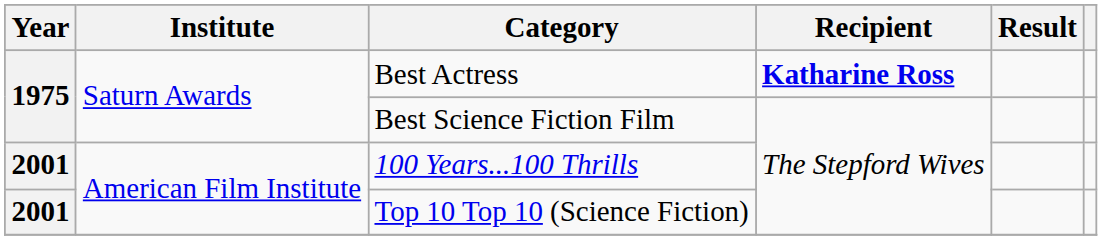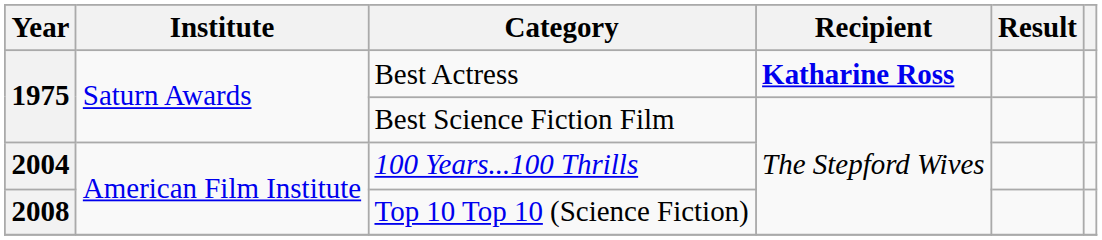(41, 165) 2001 -> (41, 165) 2004
(41, 211) 2001 -> (41, 211) 2008
